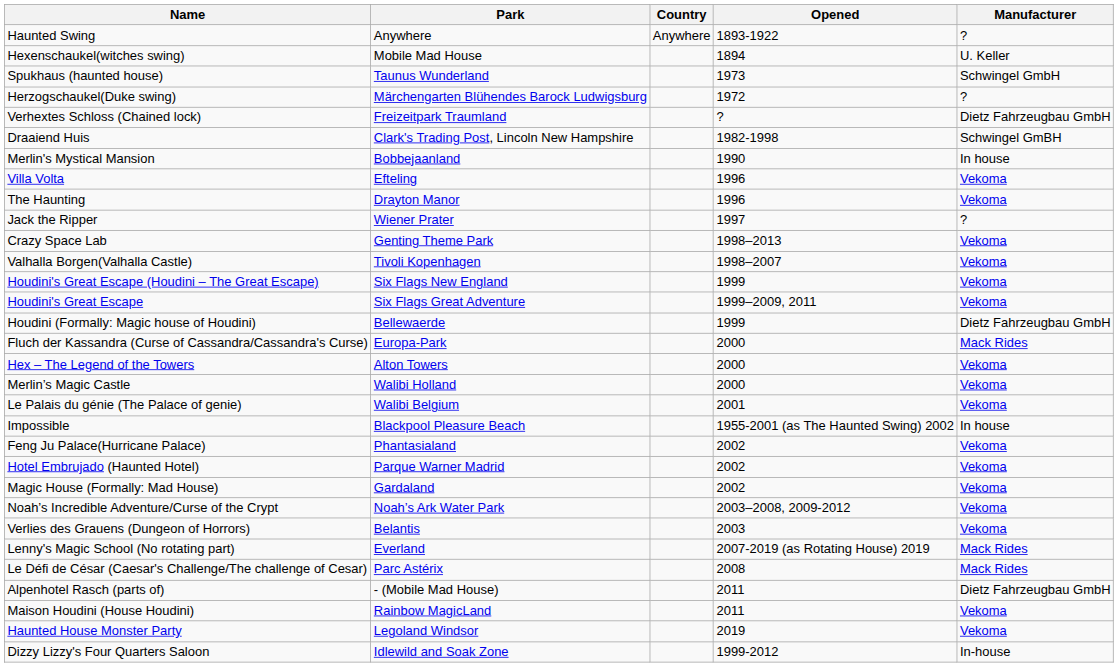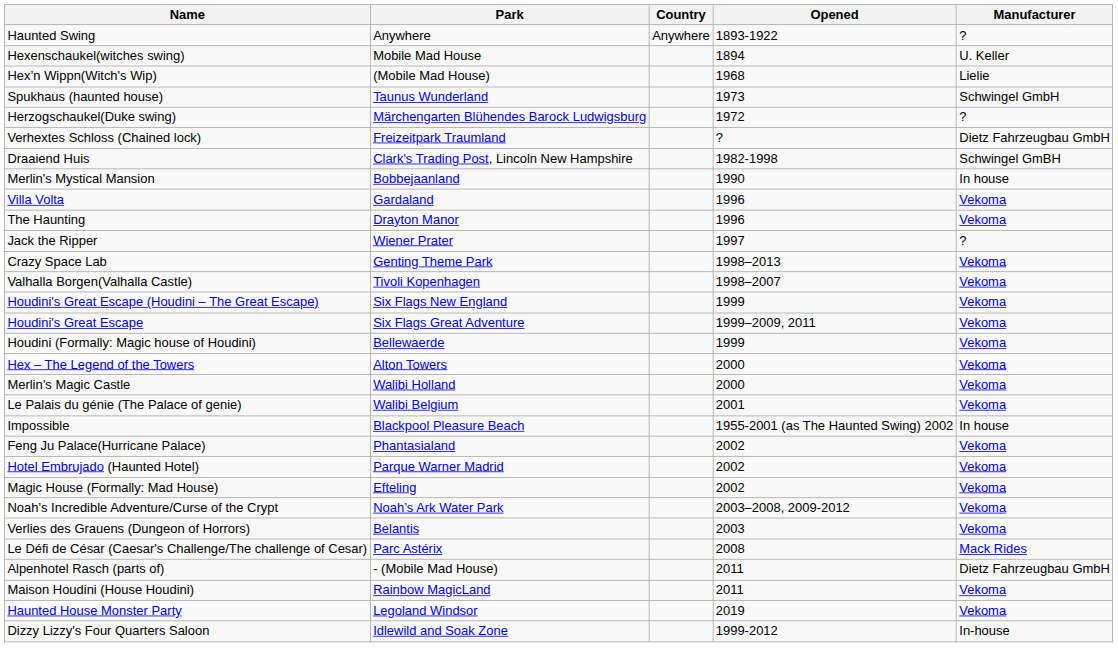+ row: (82, 76)
(395, 179) Efteling -> (403, 199) Gardaland
(1035, 323) Dietz Fahrzeugbau GmbH -> (983, 343) Vekoma
- row: (188, 343)
(404, 487) Gardaland -> (395, 487) Efteling
- row: (121, 549)
